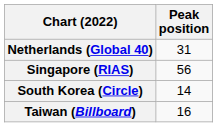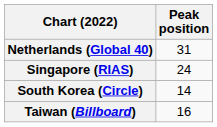(184, 70) 56 -> (184, 70) 24
